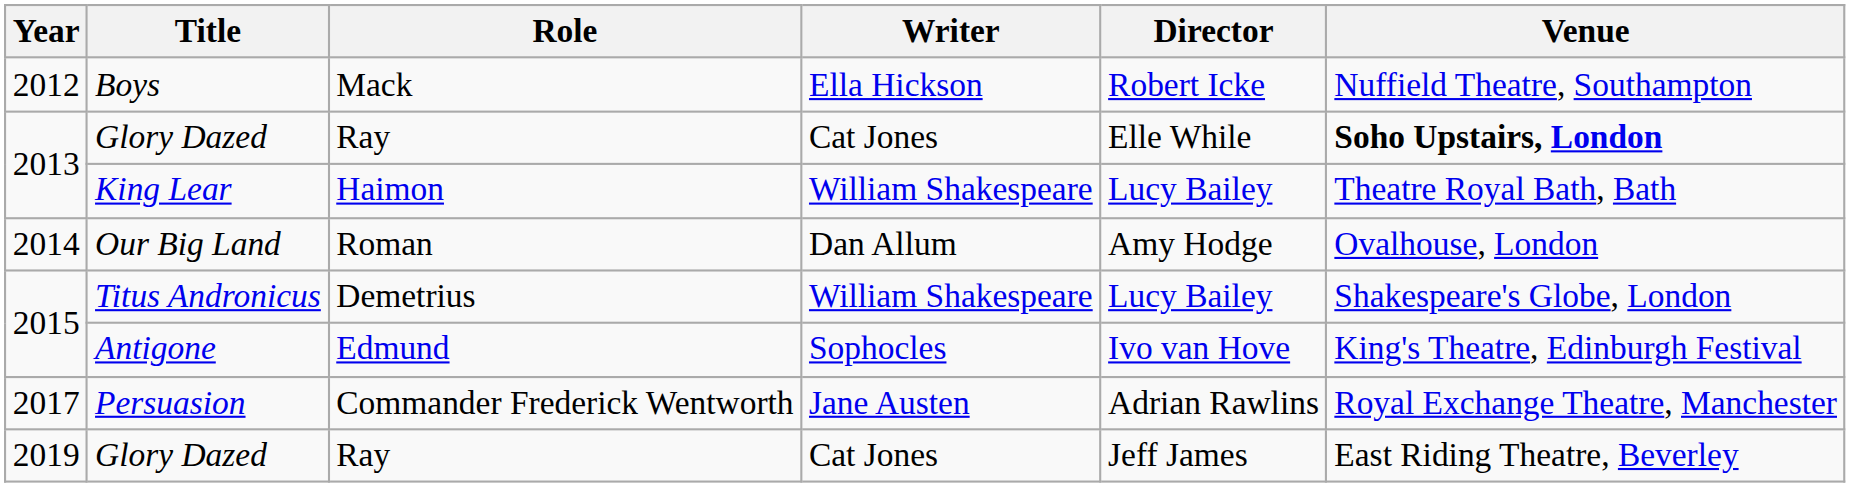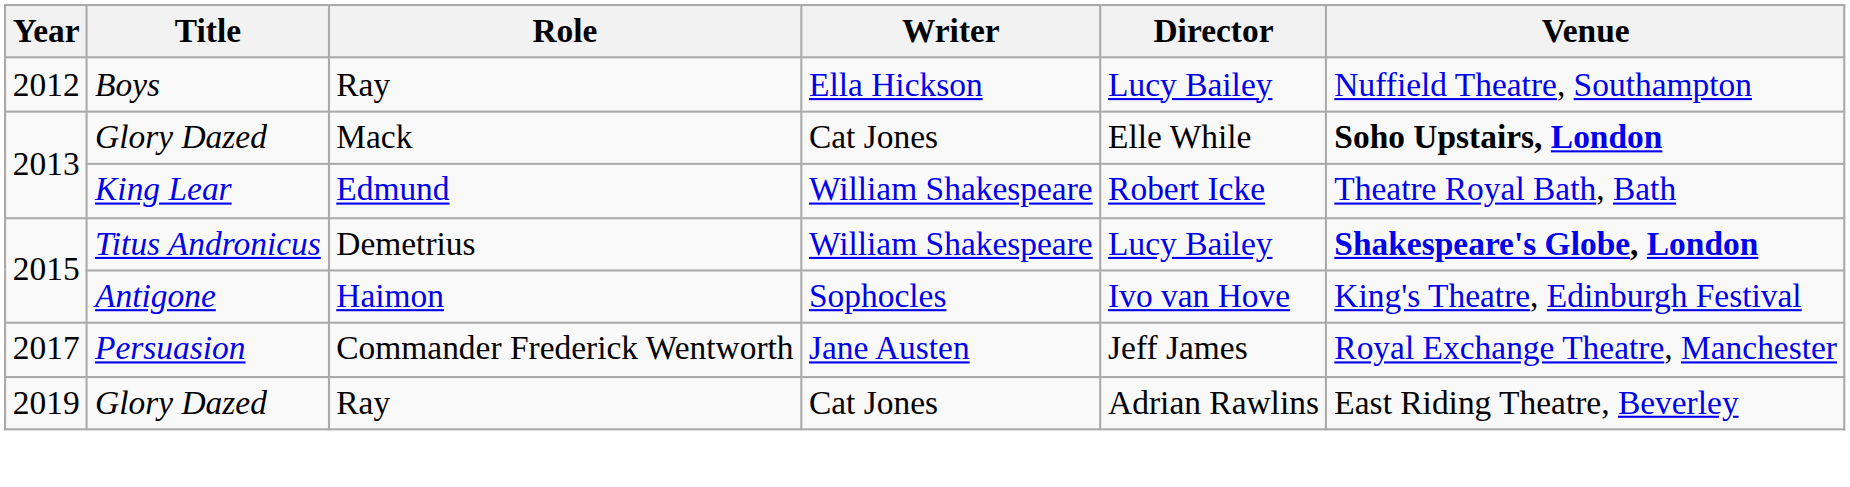(374, 84) Mack -> (363, 84) Ray
(1187, 84) Robert Icke -> (1190, 84) Lucy Bailey
(363, 137) Ray -> (374, 137) Mack
(390, 190) Haimon -> (393, 190) Edmund
(1190, 190) Lucy Bailey -> (1187, 190) Robert Icke
- row: (46, 243)
(1533, 296) normal -> (1546, 243) bold
(393, 349) Edmund -> (390, 296) Haimon
(1214, 402) Adrian Rawlins -> (1178, 349) Jeff James
(1178, 455) Jeff James -> (1214, 402) Adrian Rawlins
